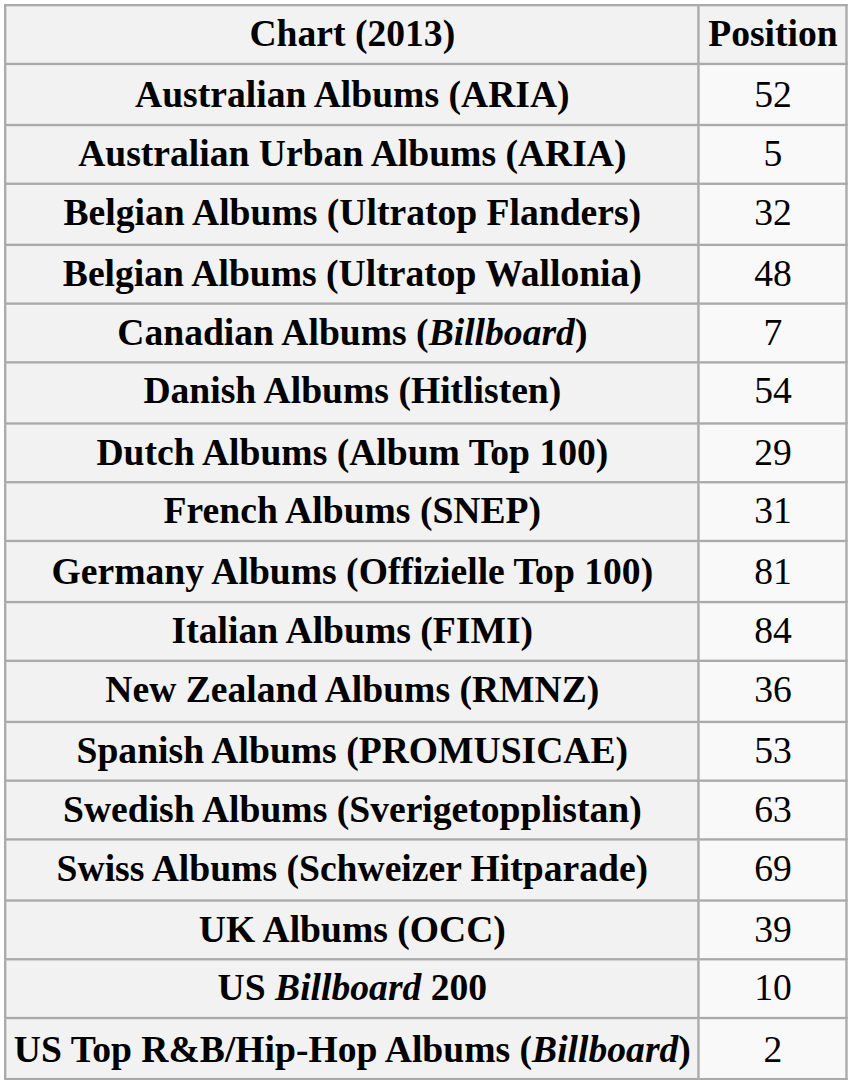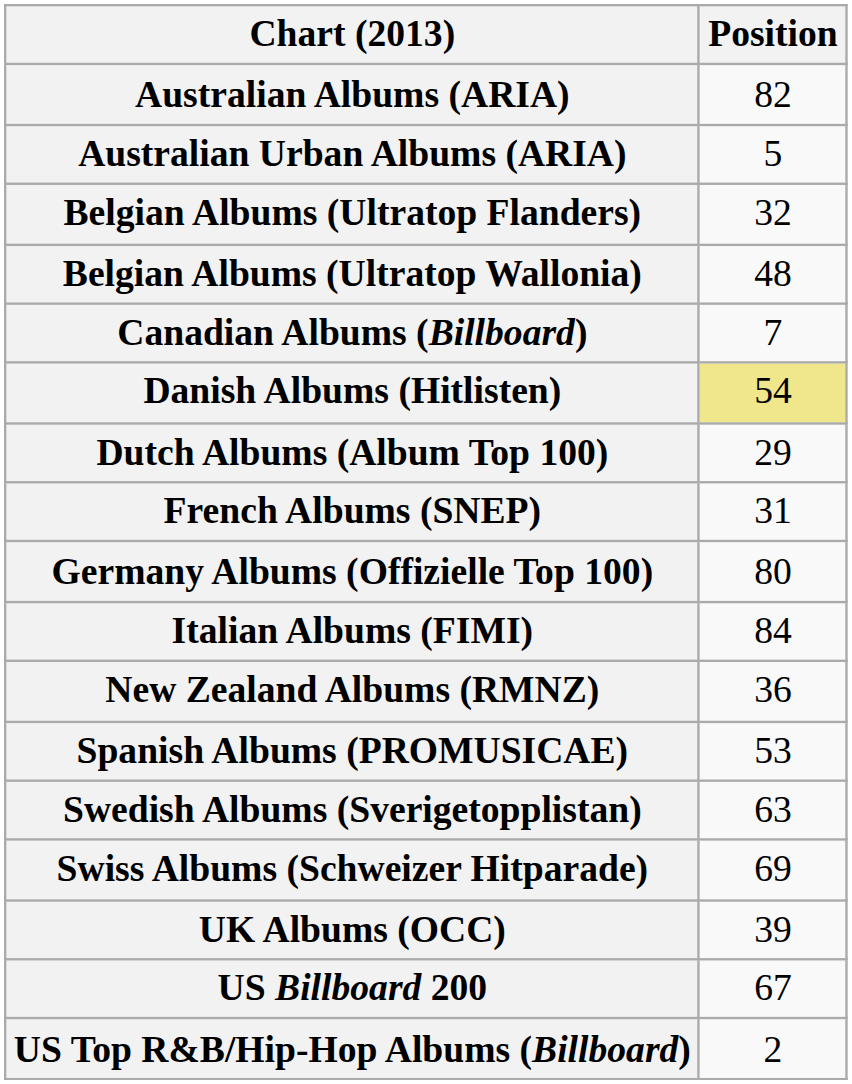(773, 93) 52 -> (773, 93) 82
(773, 392) no background -> (773, 392) khaki background
(773, 570) 81 -> (773, 570) 80
(773, 988) 10 -> (773, 988) 67
